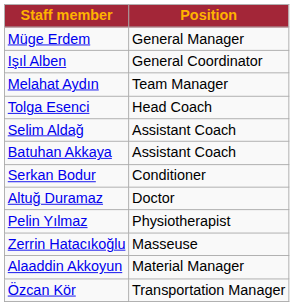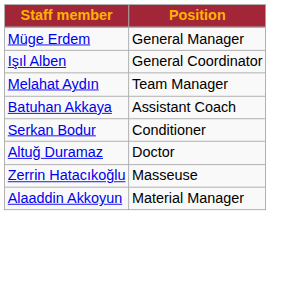- row: (49, 107)
- row: (46, 130)
- row: (48, 221)
- row: (42, 289)
